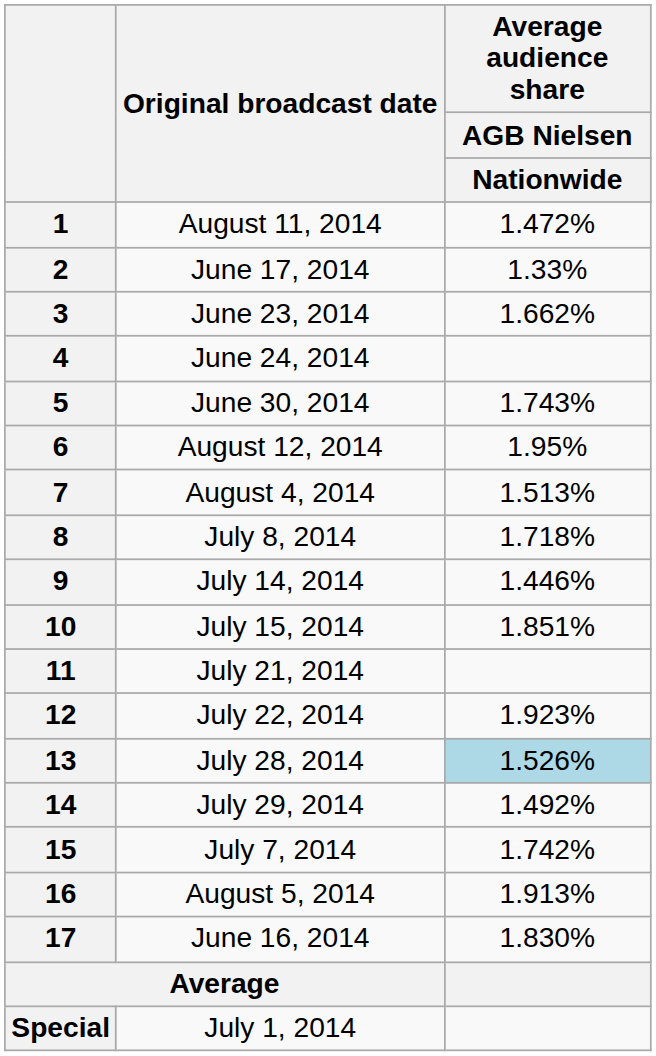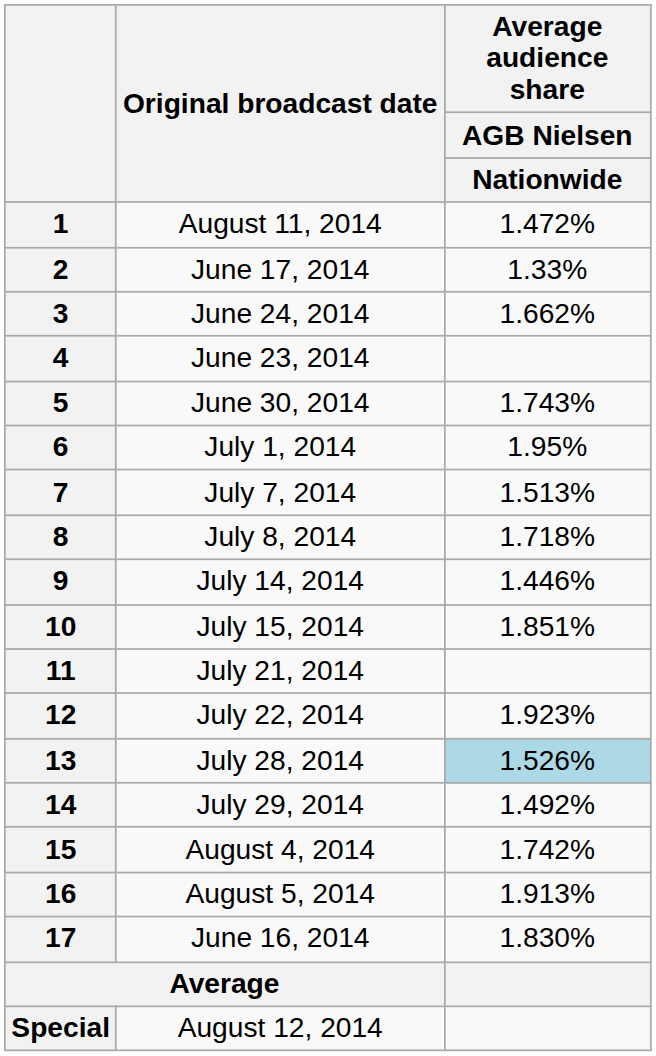(280, 313) June 23, 2014 -> (280, 313) June 24, 2014
(280, 358) June 24, 2014 -> (280, 358) June 23, 2014
(280, 447) August 12, 2014 -> (280, 447) July 1, 2014
(280, 492) August 4, 2014 -> (280, 492) July 7, 2014
(280, 849) July 7, 2014 -> (280, 849) August 4, 2014
(280, 1028) July 1, 2014 -> (280, 1028) August 12, 2014
